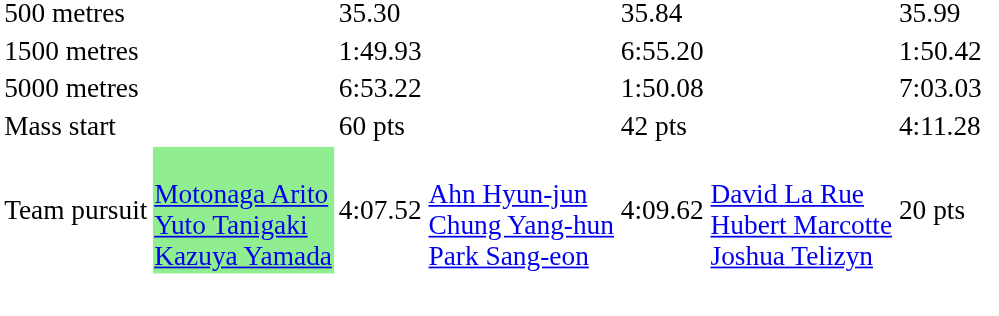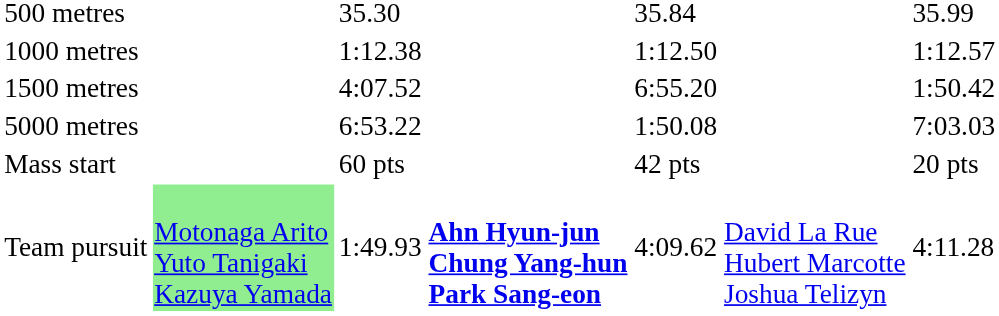+ row: (71, 50)
(380, 50) 1:49.93 -> (380, 88) 4:07.52
(940, 126) 4:11.28 -> (945, 163) 20 pts
(380, 209) 4:07.52 -> (380, 247) 1:49.93
(521, 225) normal -> (528, 262) bold
(932, 209) 20 pts -> (953, 247) 4:11.28
